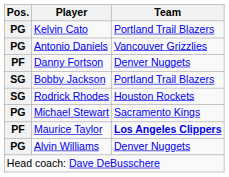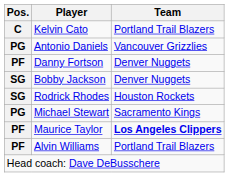(18, 29) PG -> (18, 29) C
(164, 79) Portland Trail Blazers -> (152, 79) Denver Nuggets
(18, 146) PG -> (18, 146) PF
(152, 146) Denver Nuggets -> (164, 146) Portland Trail Blazers
